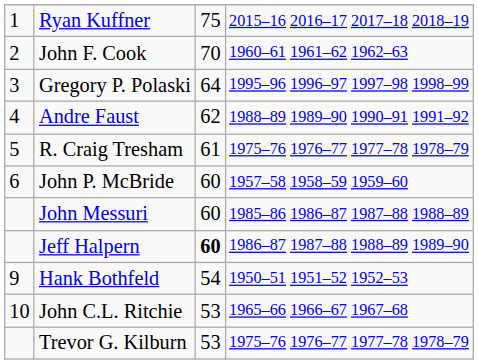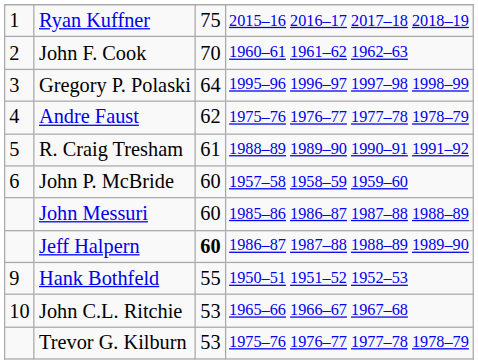(349, 117) 1988–89 1989–90 1990–91 1991–92 -> (349, 117) 1975–76 1976–77 1977–78 1978–79
(349, 149) 1975–76 1976–77 1977–78 1978–79 -> (349, 149) 1988–89 1989–90 1990–91 1991–92
(210, 278) 54 -> (210, 278) 55
